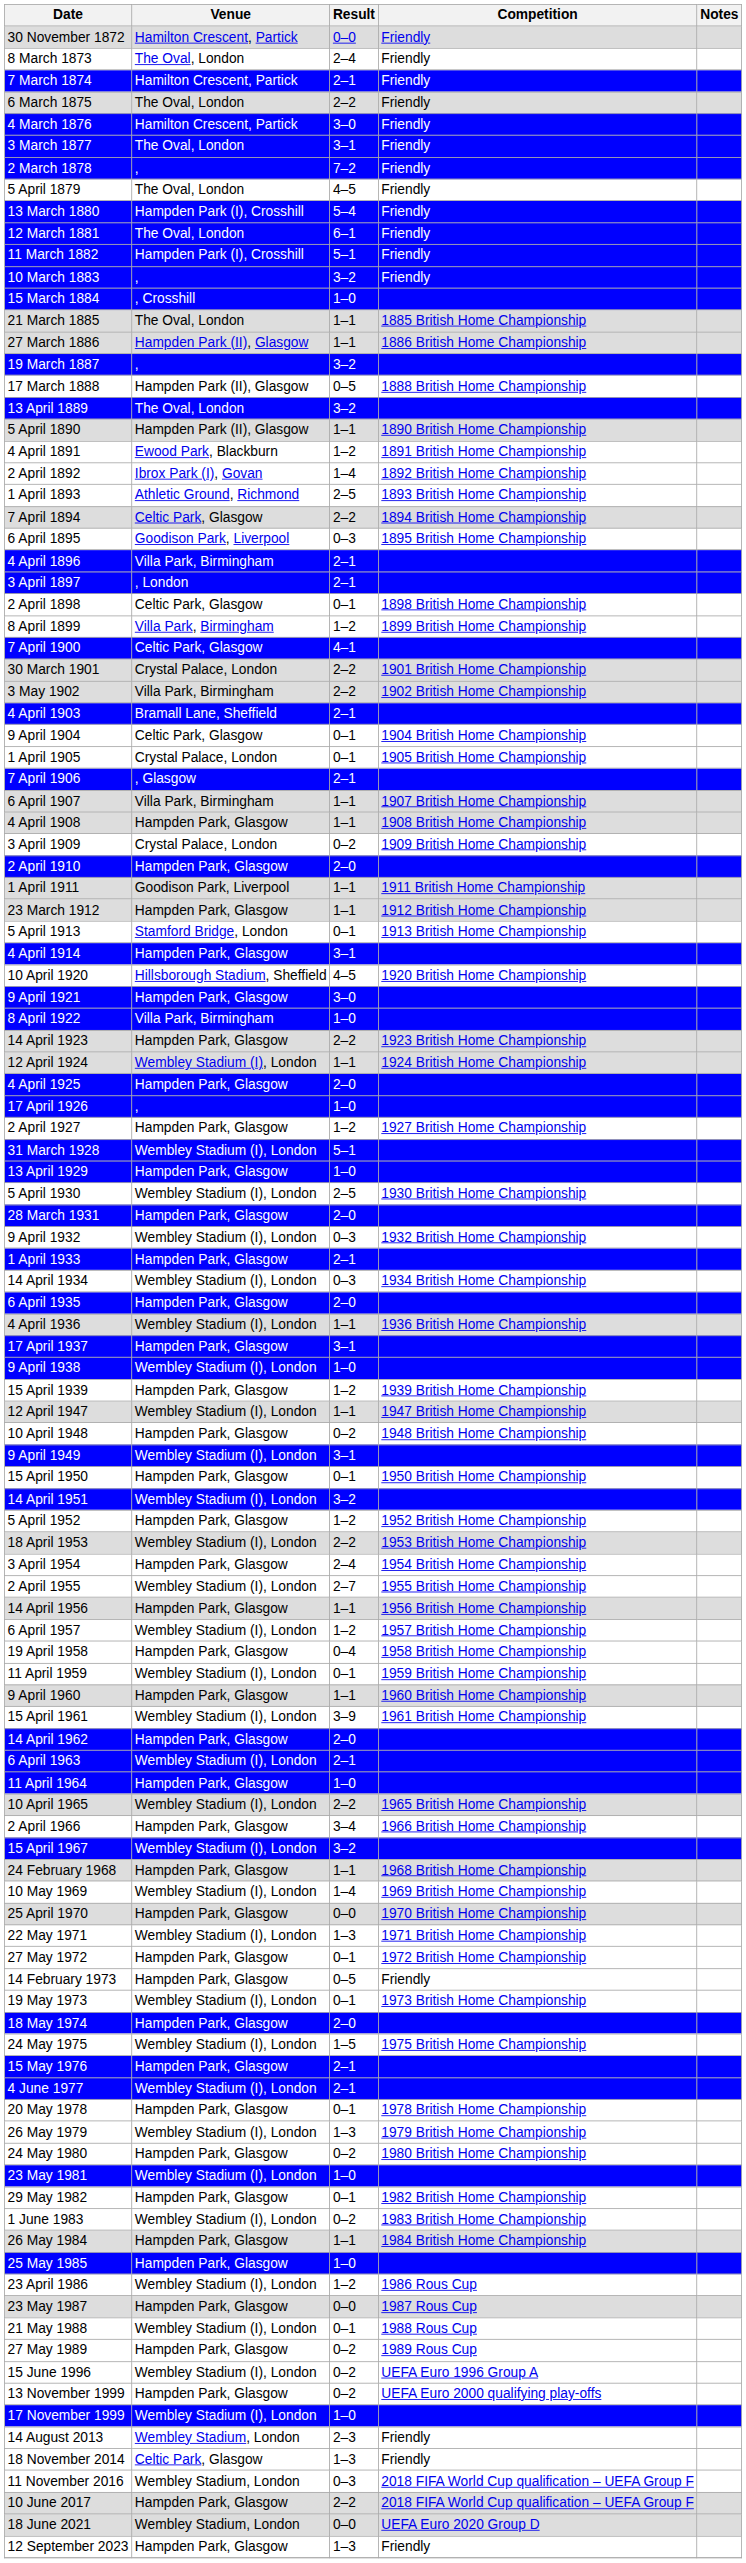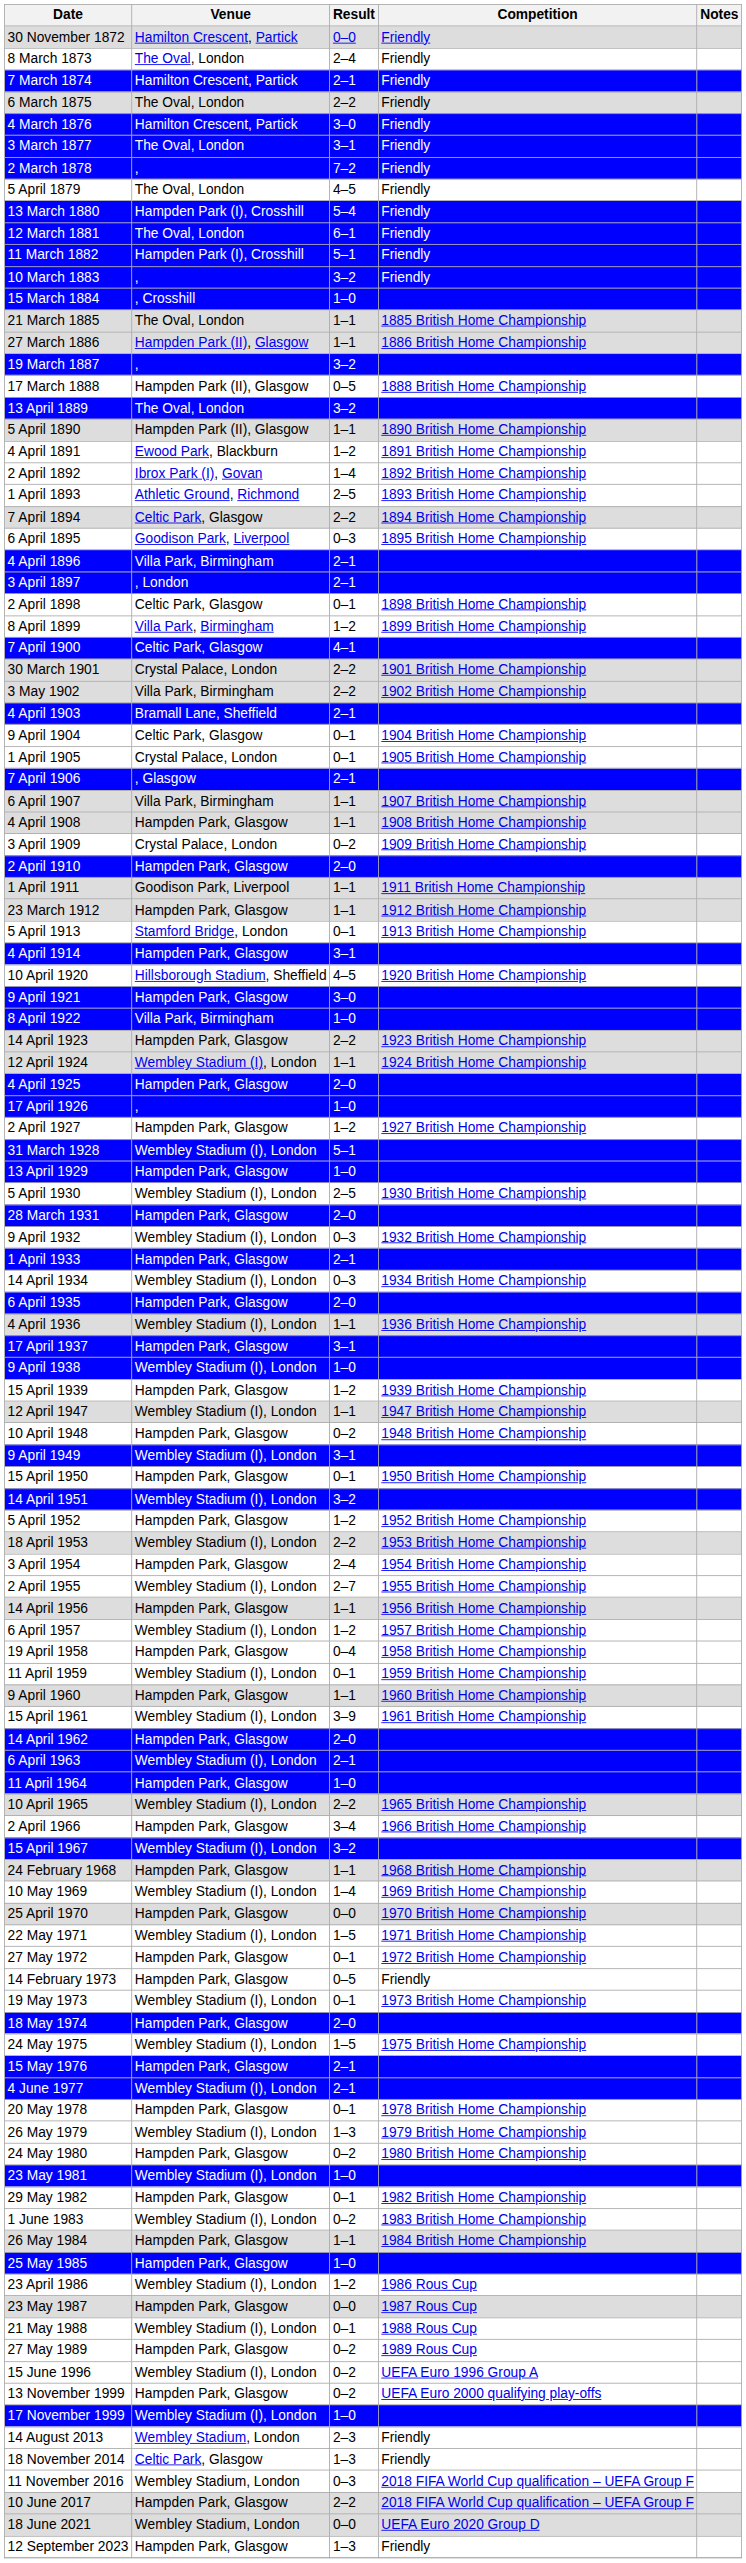(344, 1935) 1–3 -> (344, 1935) 1–5
